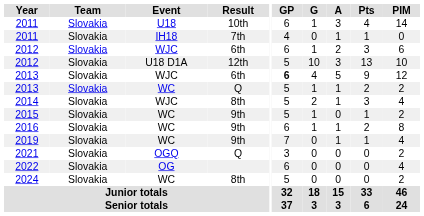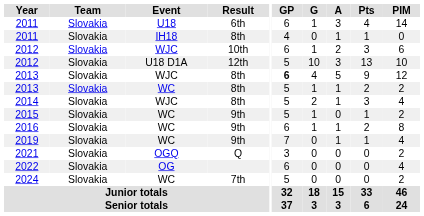(238, 23) 10th -> (238, 23) 6th
(238, 36) 7th -> (238, 36) 8th
(238, 49) 6th -> (238, 49) 10th
(238, 75) 6th -> (238, 75) 8th
(238, 88) Q -> (238, 88) 8th
(238, 179) 8th -> (238, 179) 7th
